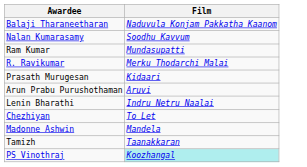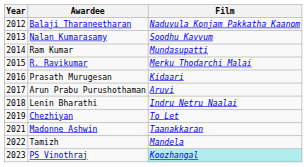+ column: (16, 11)
(144, 129) Mandela -> (176, 129) Taanakkaran
(153, 142) Taanakkaran -> (167, 142) Mandela
